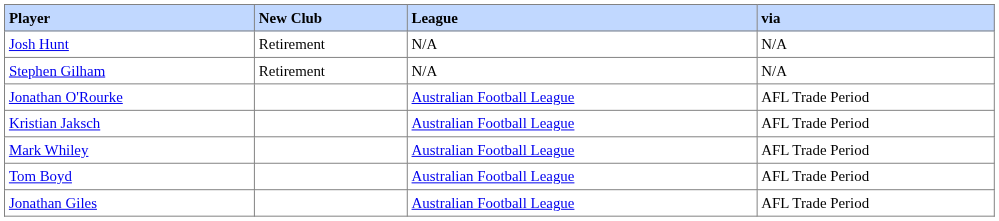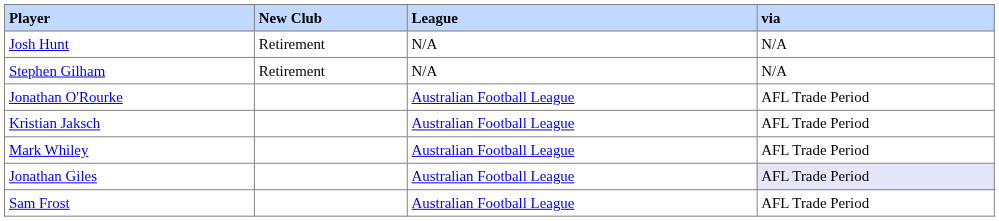- row: (40, 176)
(815, 202) no background -> (815, 176) lavender background
+ row: (39, 202)
